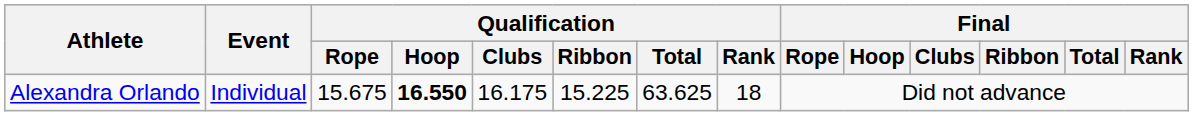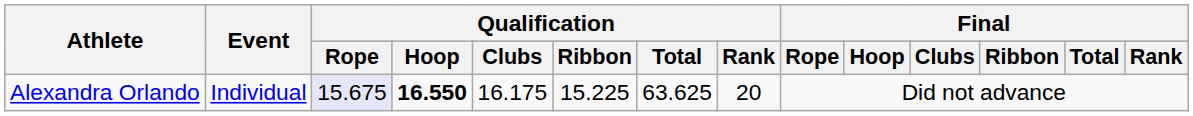(352, 93) no background -> (352, 93) lavender background
(749, 93) 18 -> (749, 93) 20
